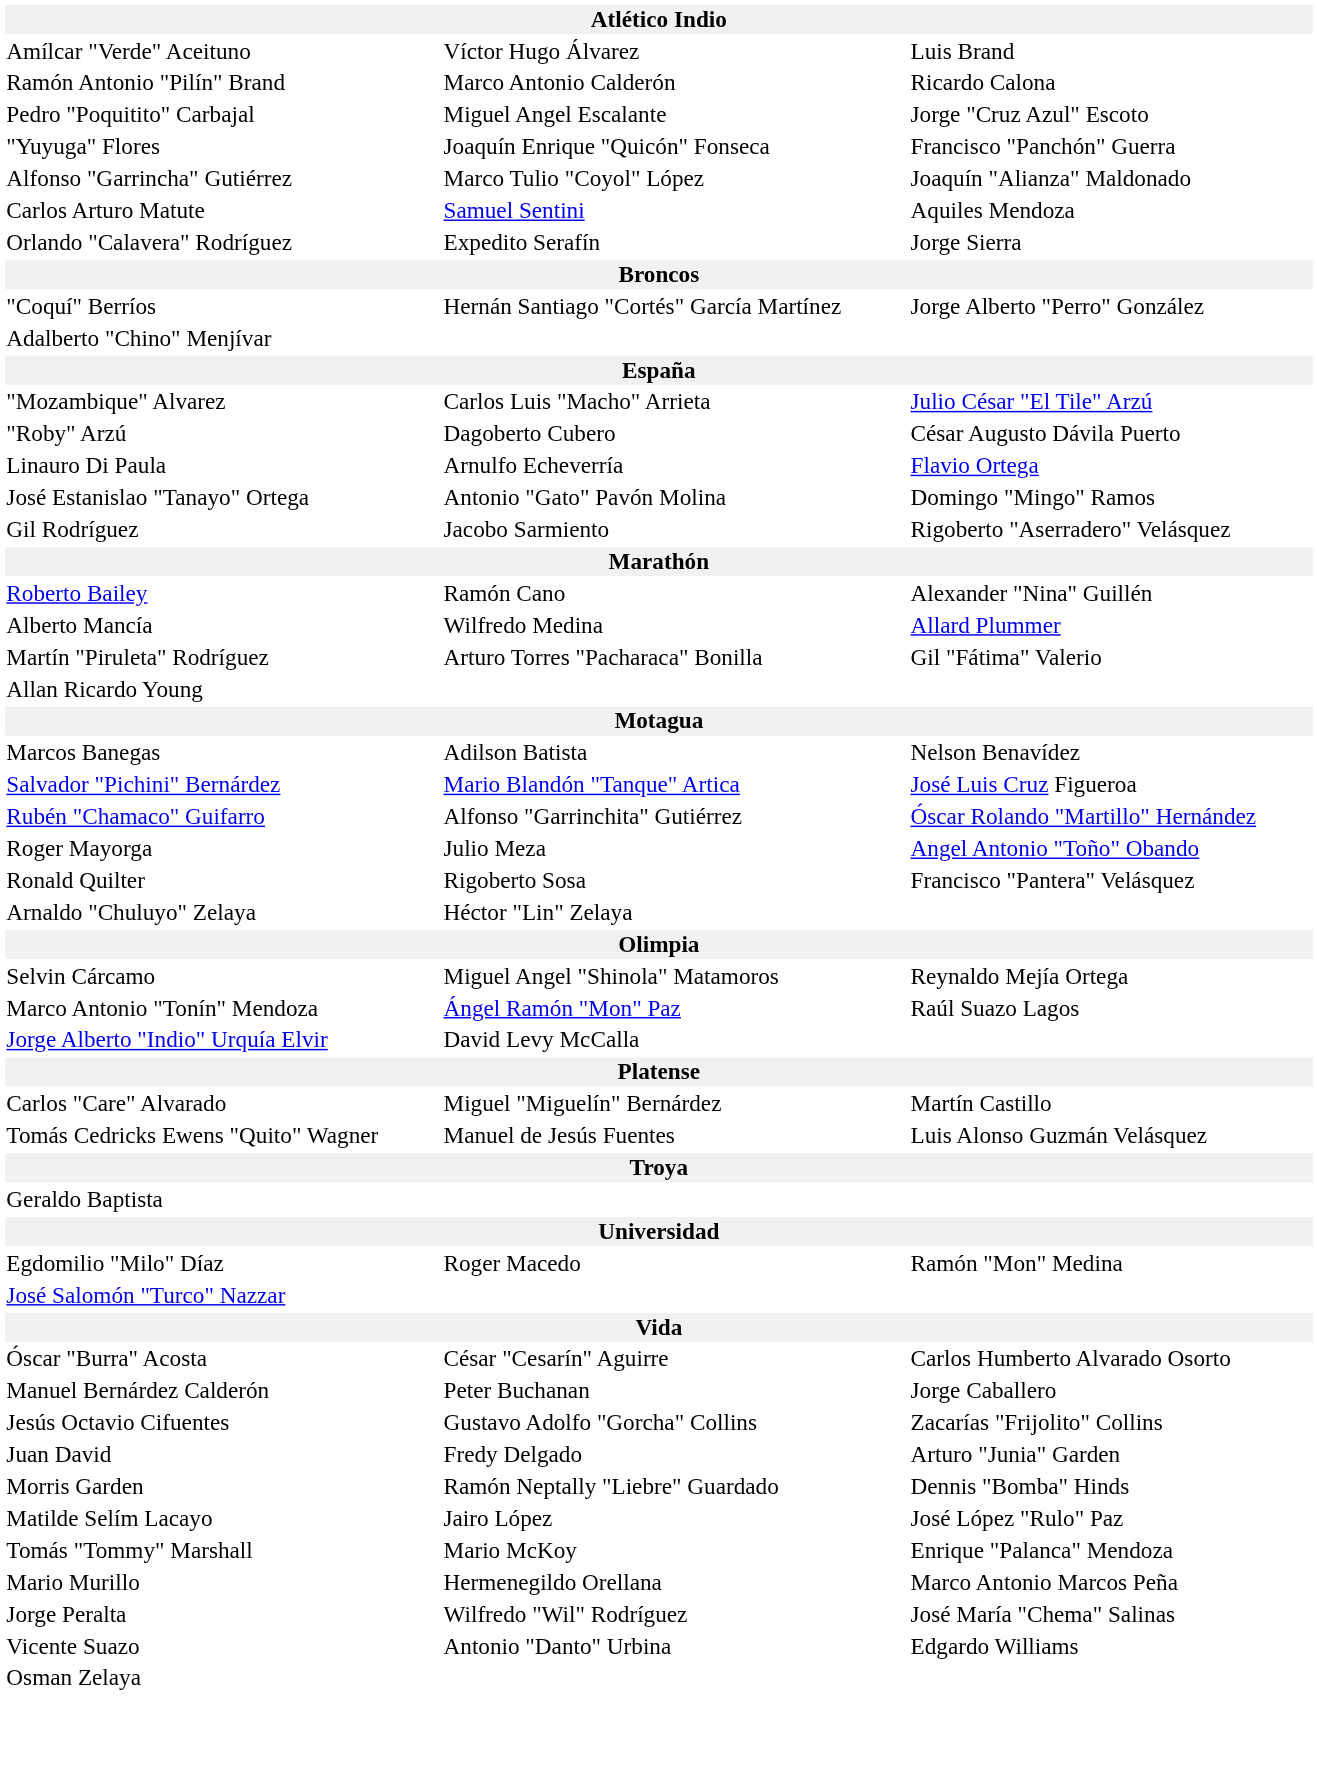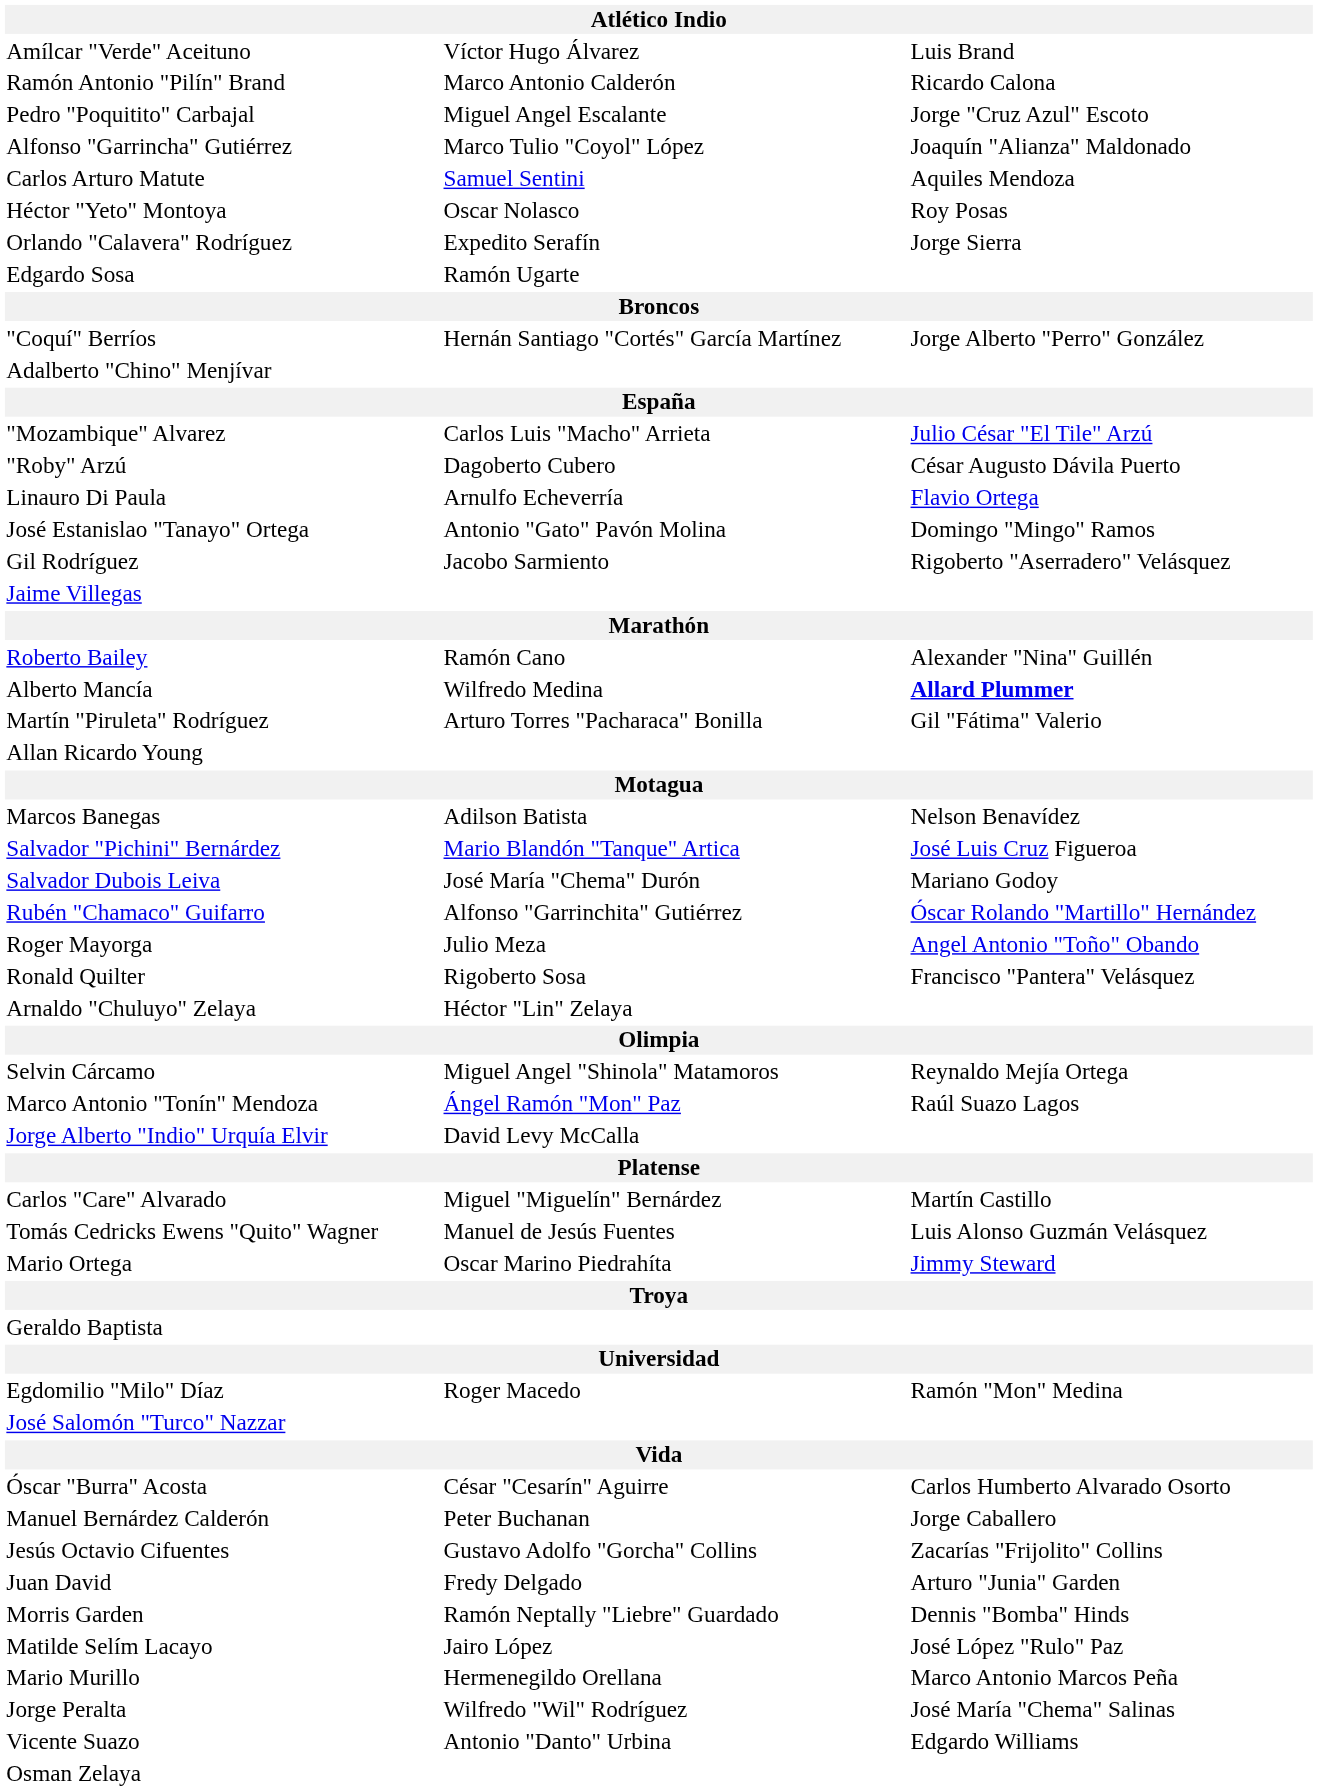- row: (83, 146)
+ row: (116, 210)
+ row: (70, 274)
+ row: (74, 593)
(986, 625) normal -> (992, 689) bold
+ row: (113, 880)
+ row: (69, 1263)
- row: (130, 1550)
